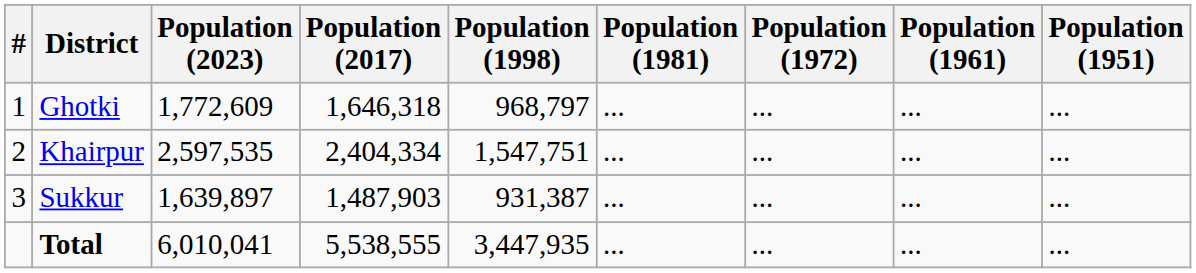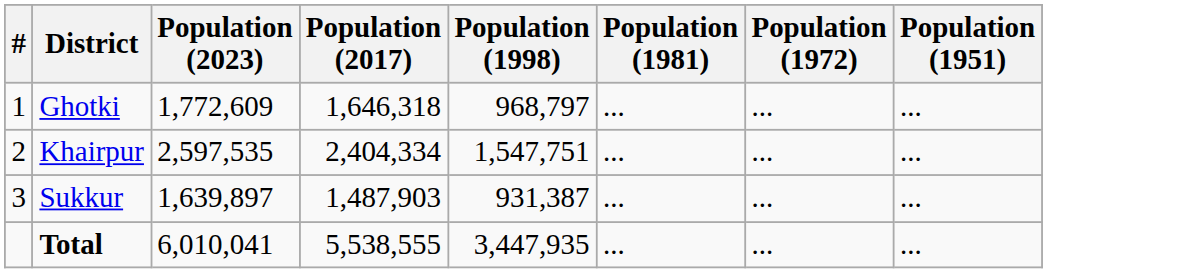- column: (968, 43)
